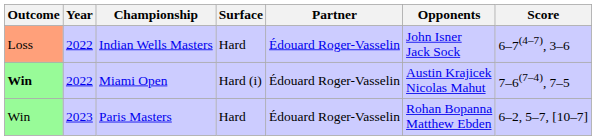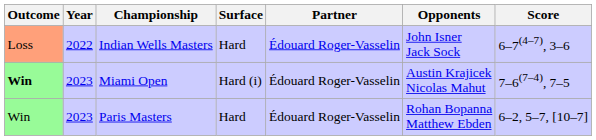(79, 80) 2022 -> (79, 80) 2023
